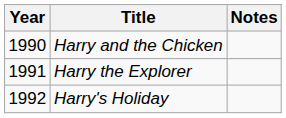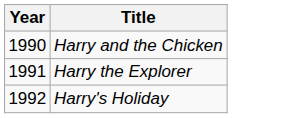- column: (254, 17)
